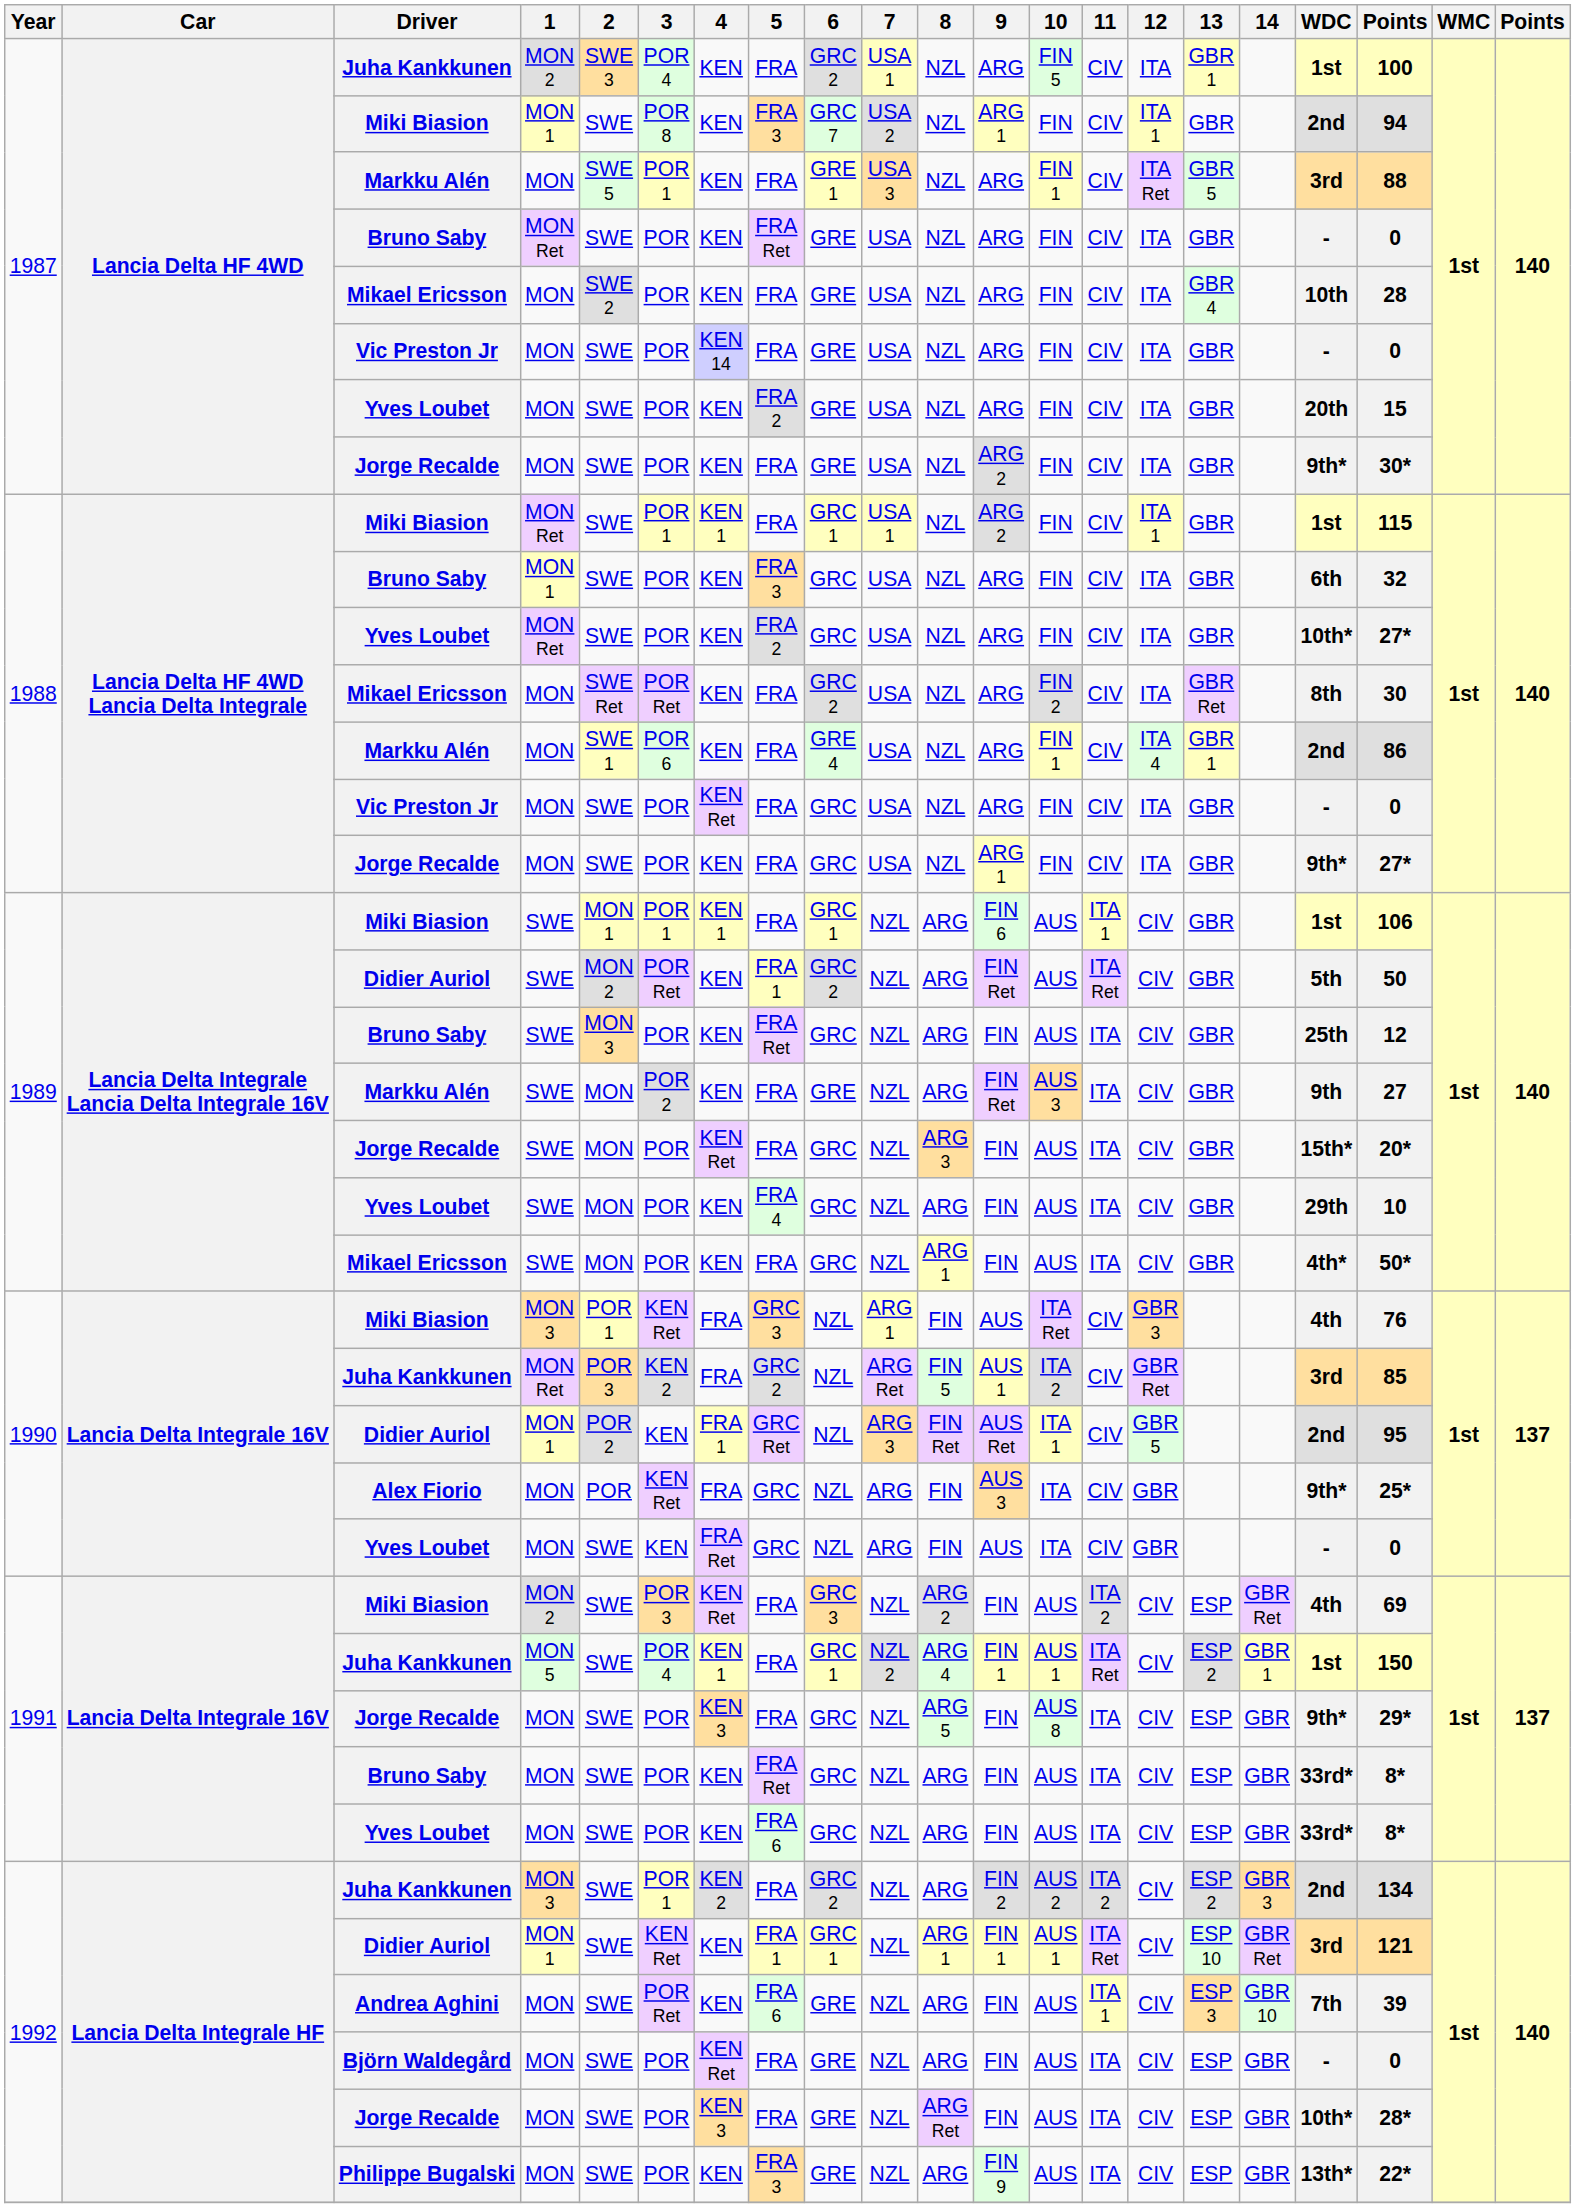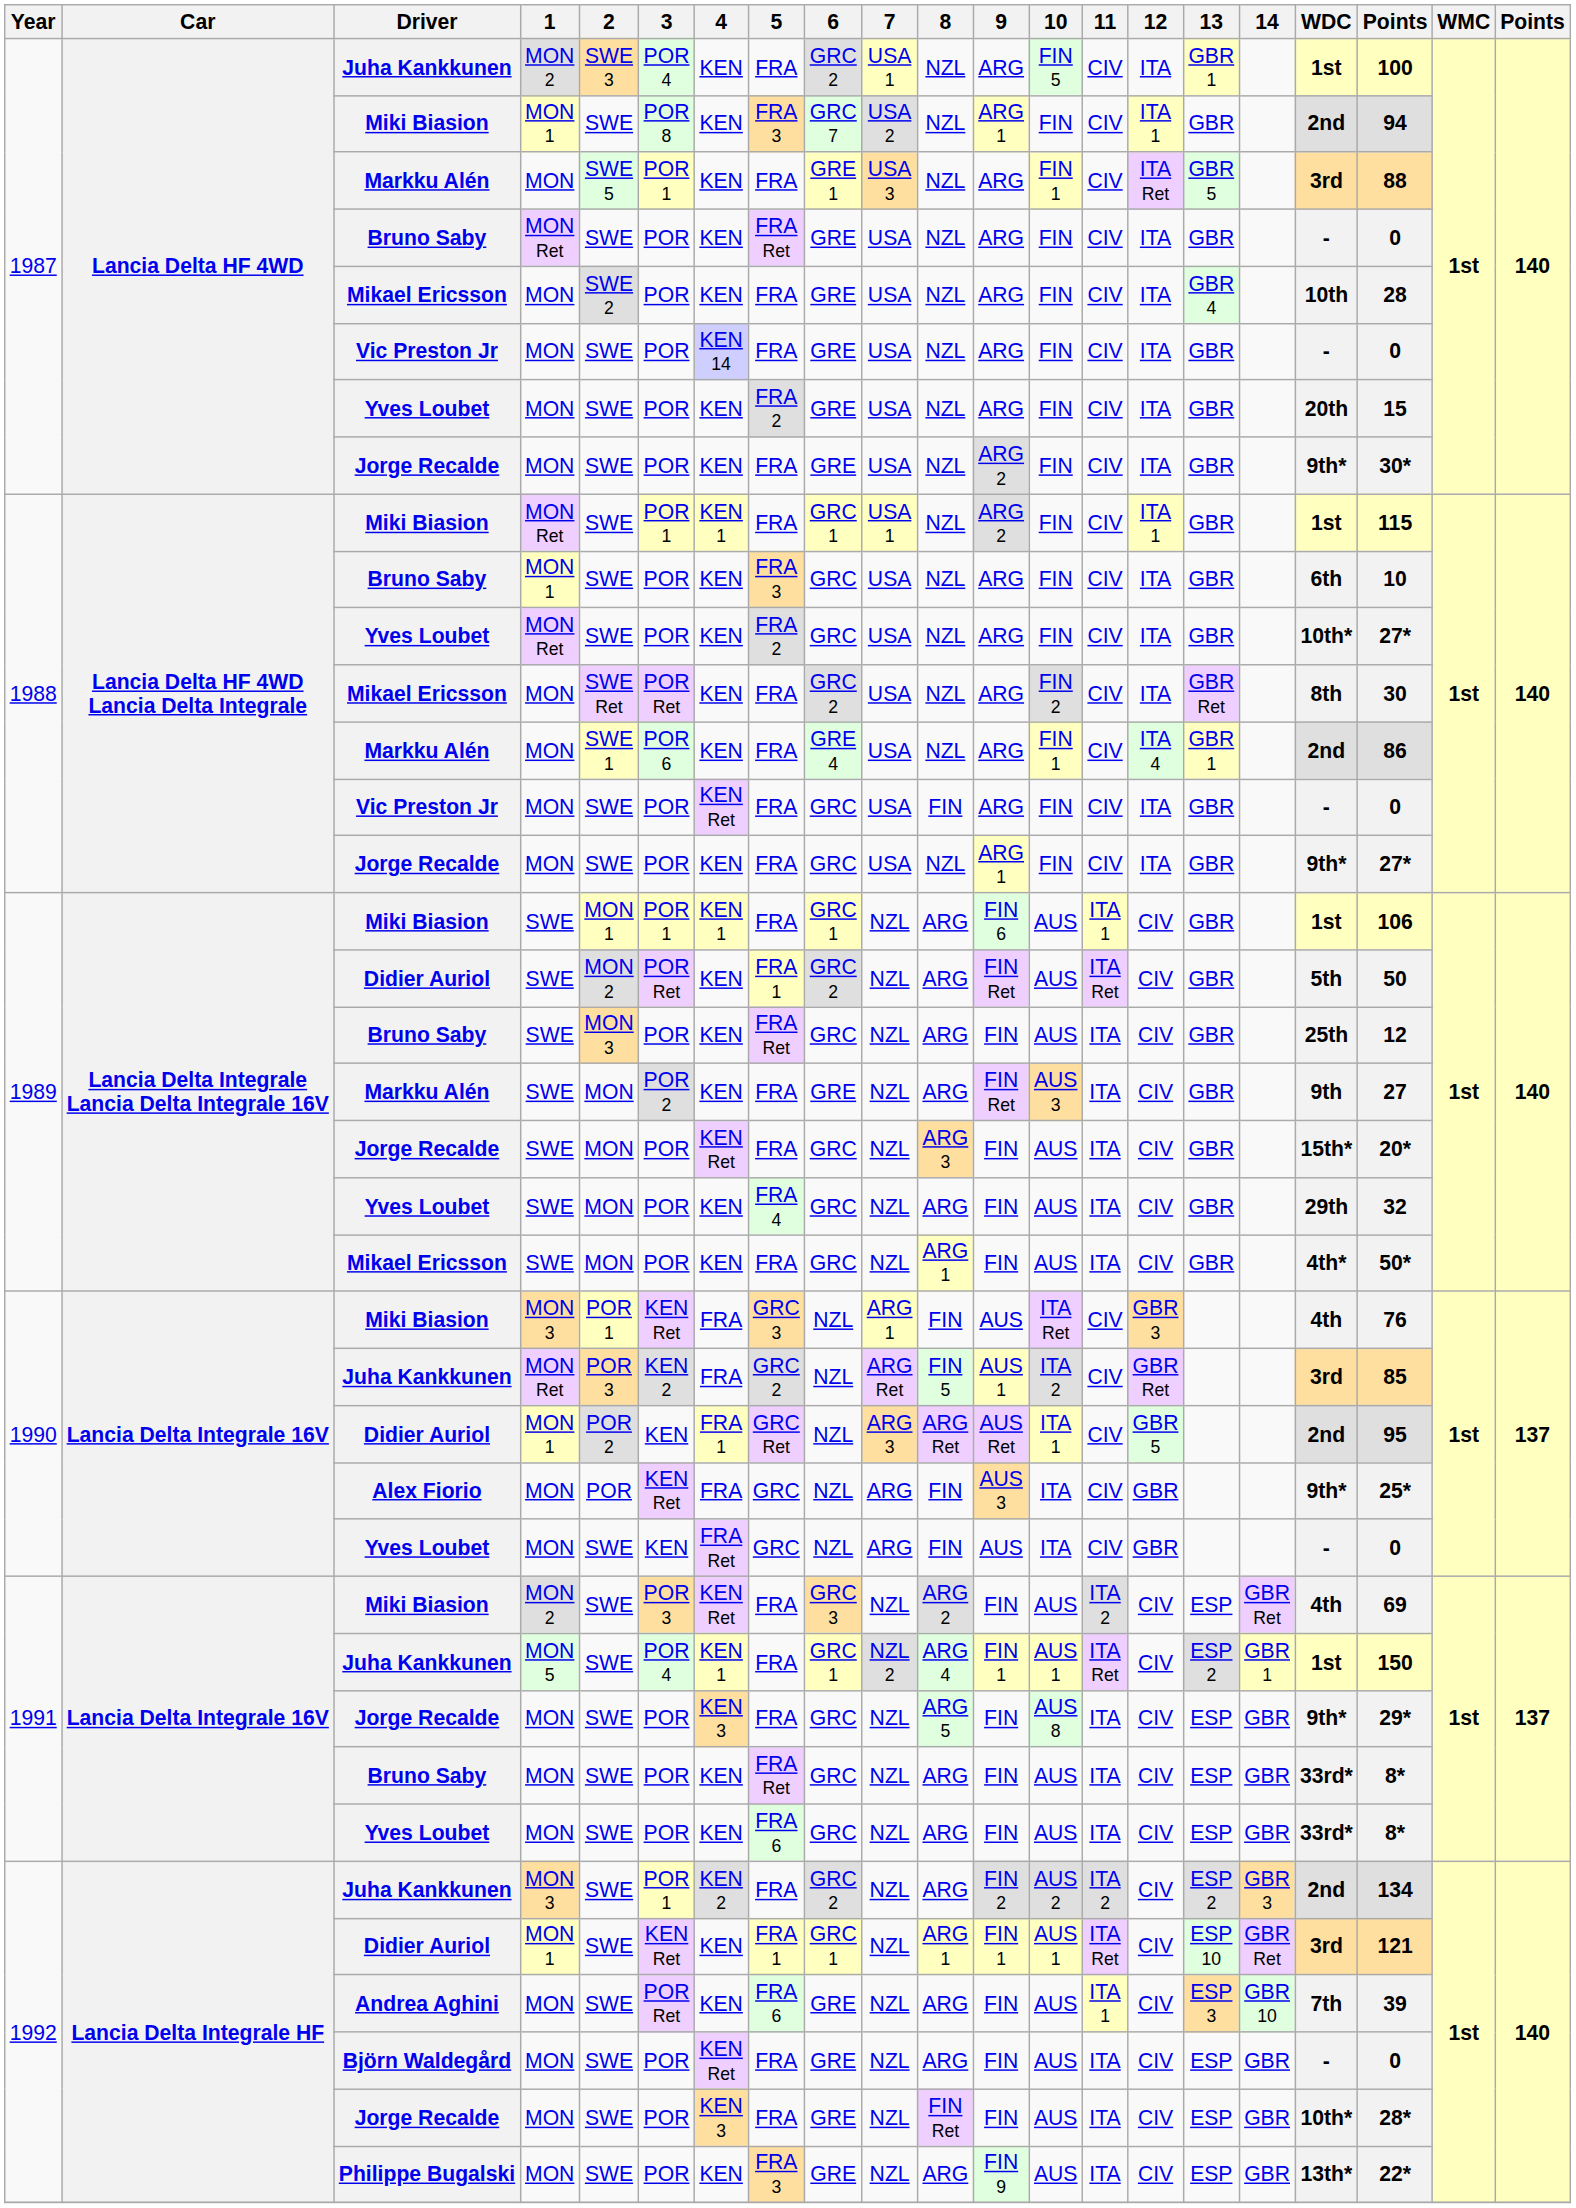(1395, 580) 32 -> (1395, 580) 10
(945, 808) NZL -> (945, 808) FIN
(1395, 1206) 10 -> (1395, 1206) 32
(945, 1434) FIN Ret -> (945, 1434) ARG Ret
(945, 2118) ARG Ret -> (945, 2118) FIN Ret
